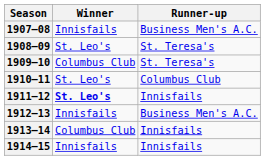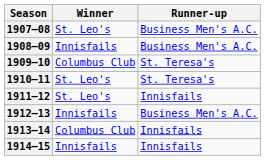(86, 30) Innisfails -> (83, 30) St. Leo's
(83, 46) St. Leo's -> (86, 46) Innisfails
(177, 46) St. Teresa's -> (199, 46) Business Men's A.C.
(180, 80) Columbus Club -> (177, 80) St. Teresa's
(83, 96) bold -> (83, 96) normal
